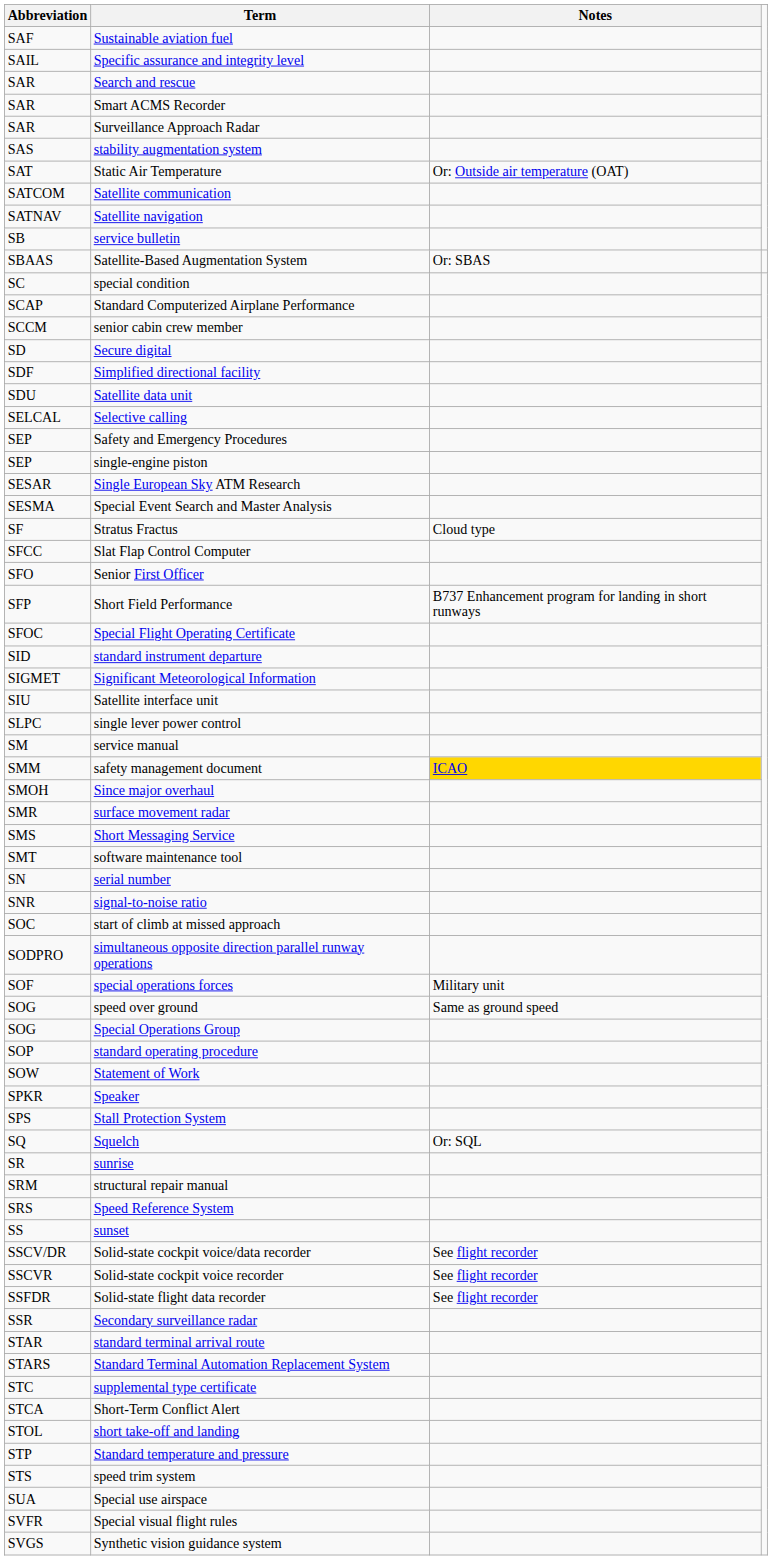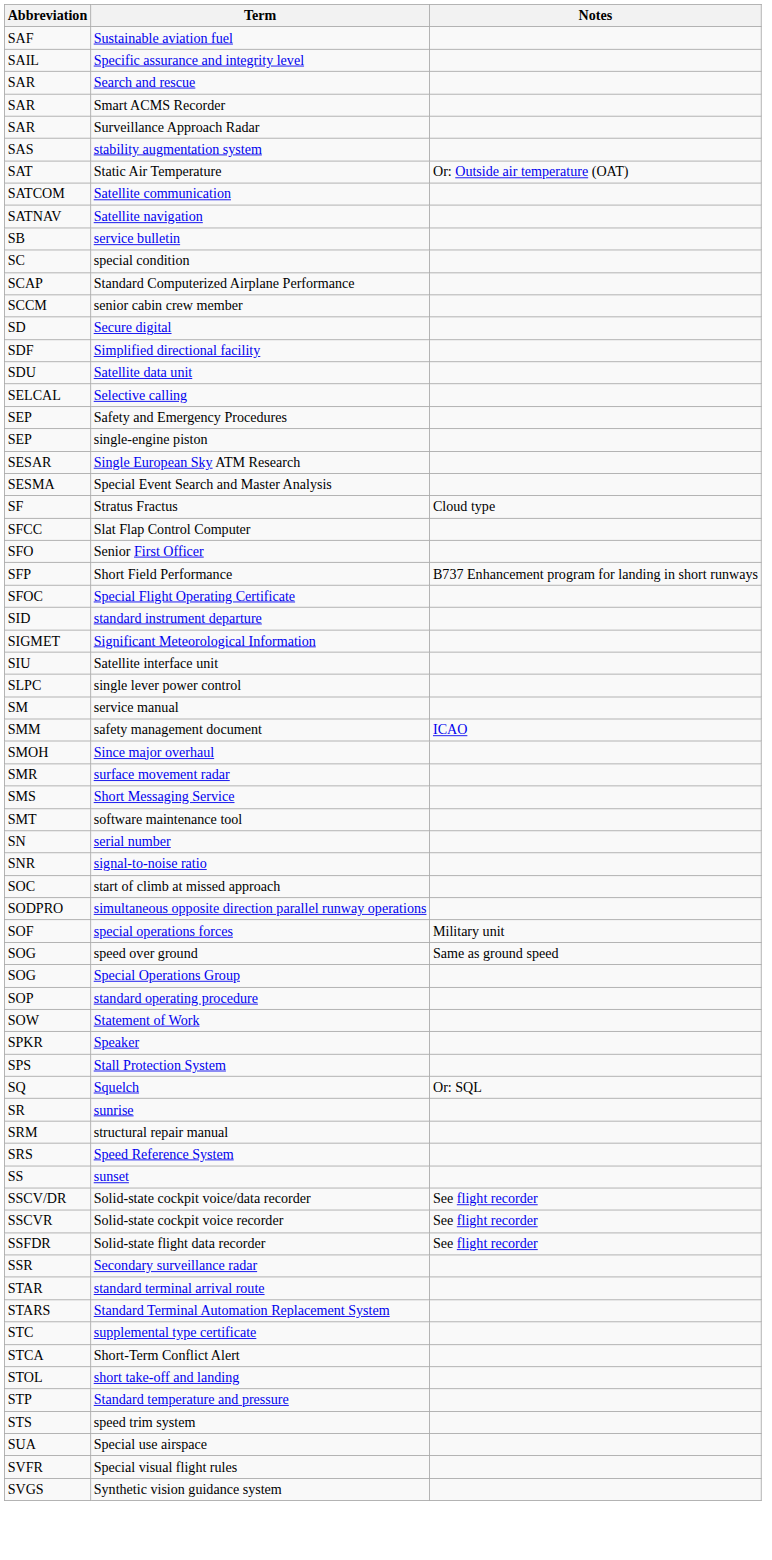- row: (200, 261)
(450, 768) gold background -> (450, 730) no background
